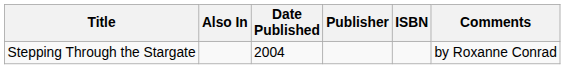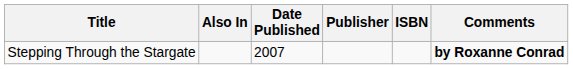(269, 52) 2004 -> (269, 52) 2007
(496, 52) normal -> (499, 52) bold
